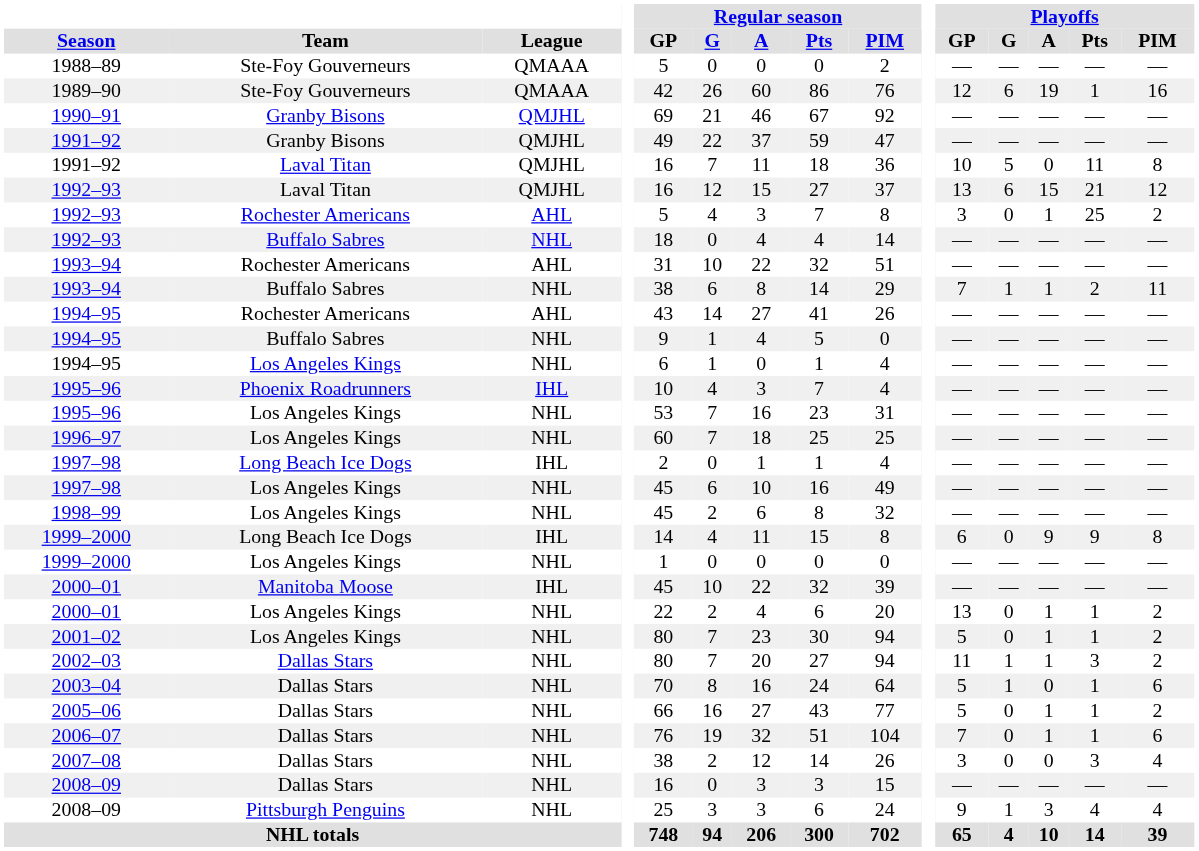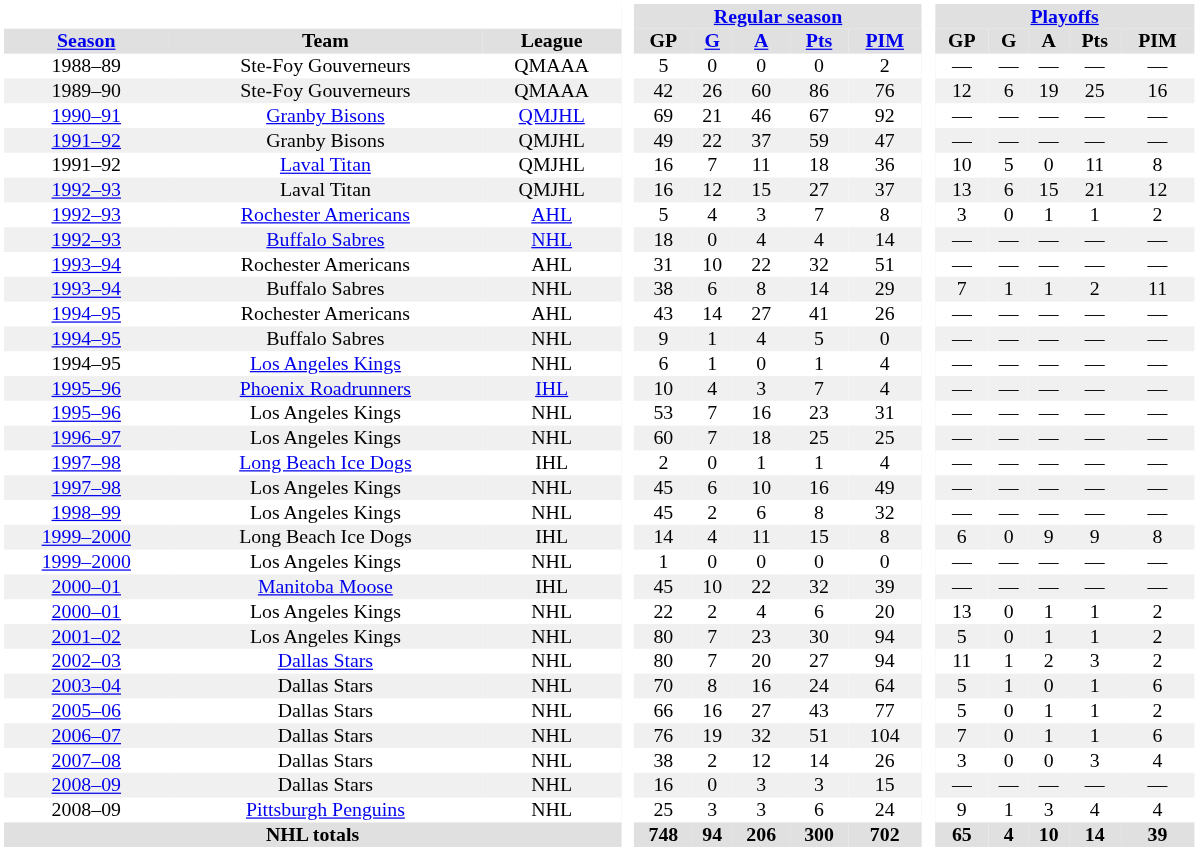(1095, 90) 1 -> (1095, 90) 25
(1095, 214) 25 -> (1095, 214) 1
(1049, 661) 1 -> (1049, 661) 2
